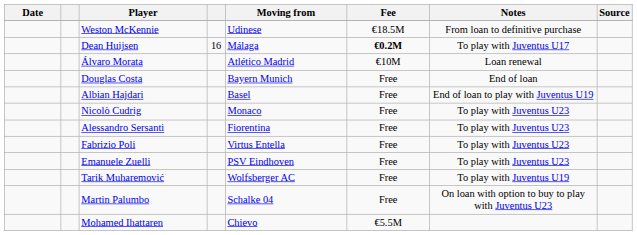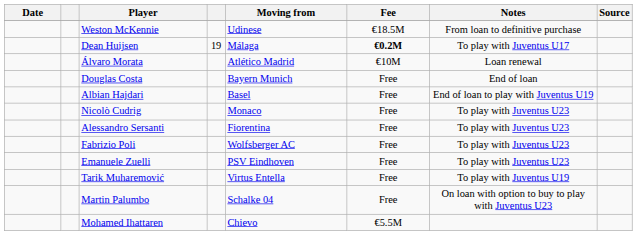(216, 45) 16 -> (216, 45) 19
(256, 144) Virtus Entella -> (261, 144) Wolfsberger AC
(261, 177) Wolfsberger AC -> (256, 177) Virtus Entella
